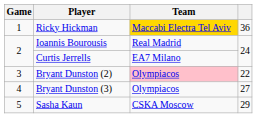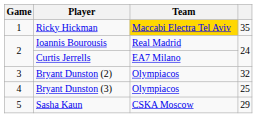(245, 27) 36 -> (245, 27) 35
(156, 74) pink background -> (156, 74) no background
(245, 74) 22 -> (245, 74) 32
(245, 89) 27 -> (245, 89) 25
